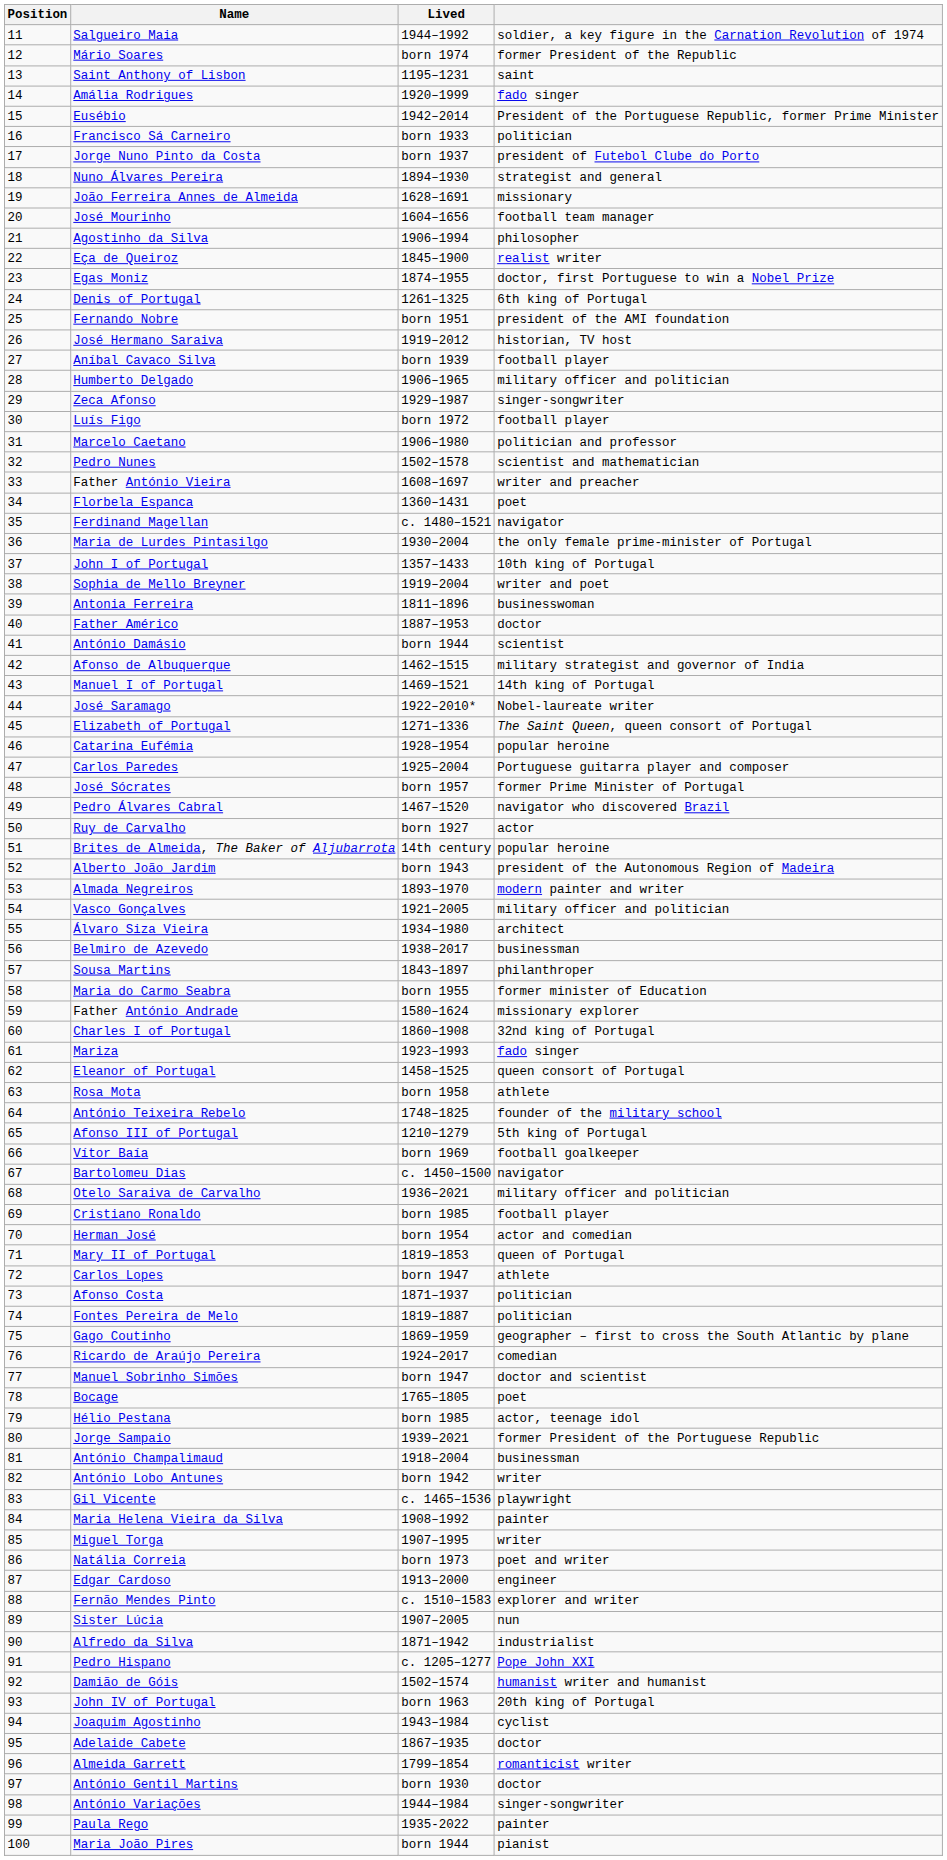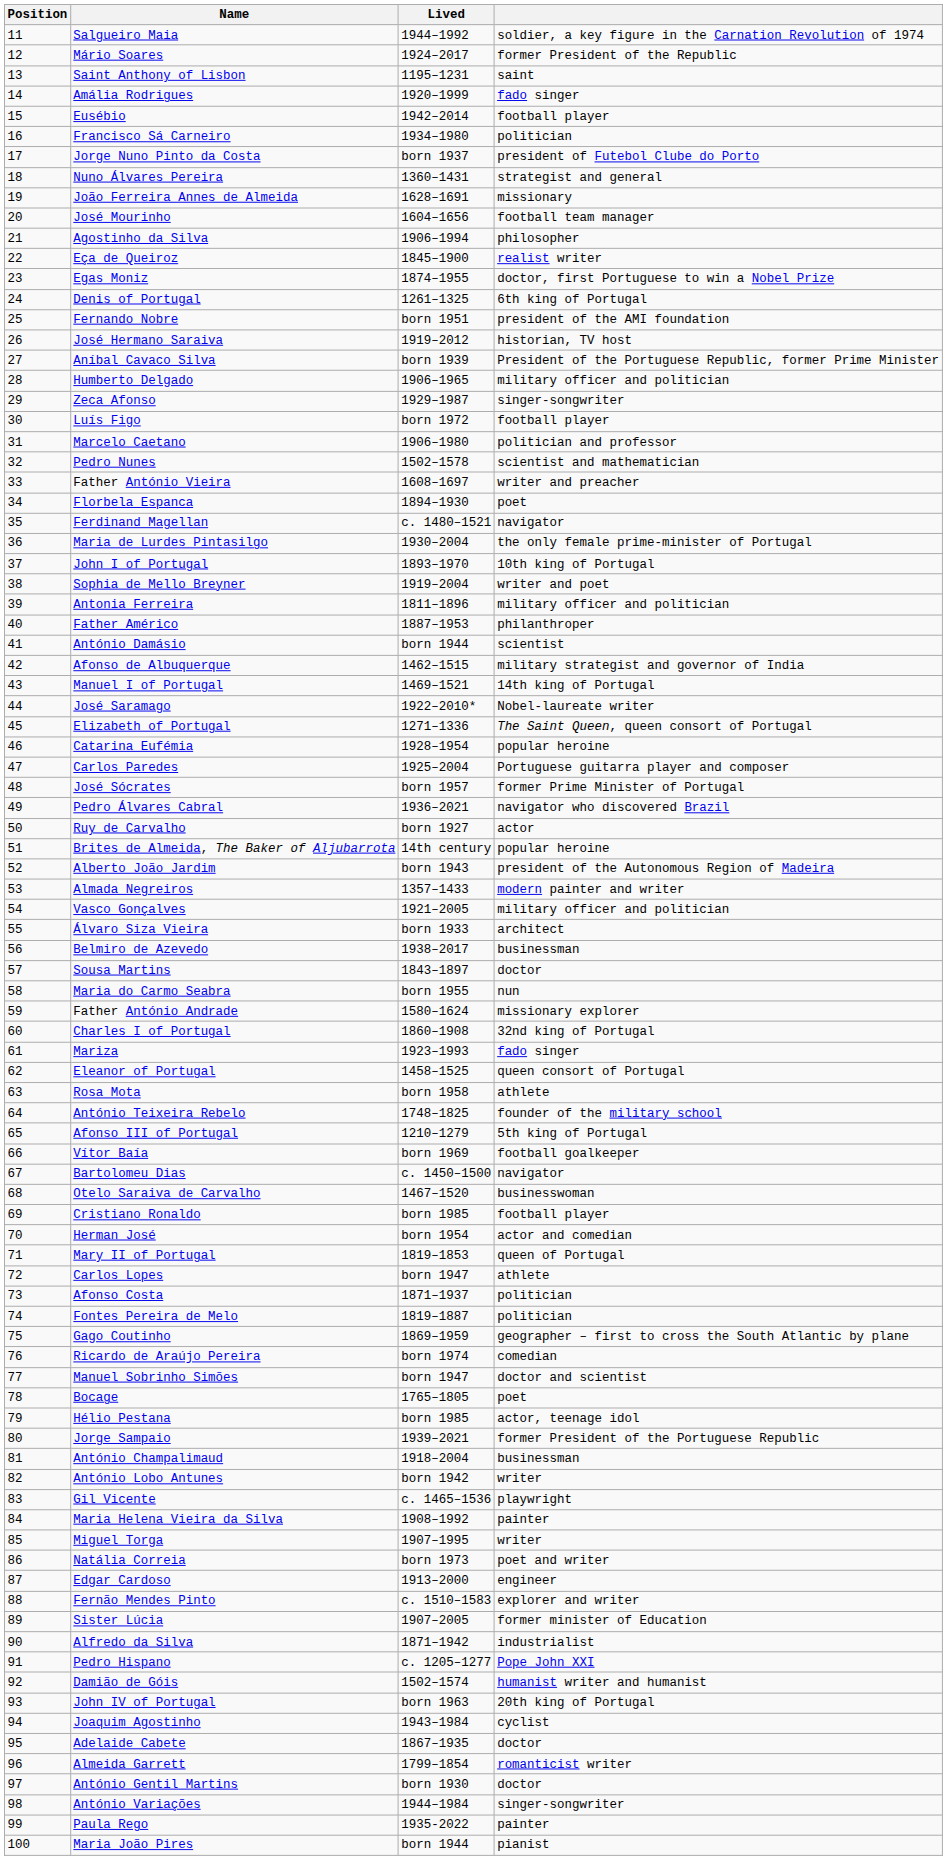(435, 55) born 1974 -> (435, 55) 1924–2017
(718, 116) President of the Portuguese Republic, former Prime Minister -> (553, 116) football player
(435, 137) born 1933 -> (435, 137) 1934–1980
(435, 177) 1894–1930 -> (435, 177) 1360–1431
(553, 360) football player -> (718, 360) President of the Portuguese Republic, former Prime Minister
(435, 503) 1360–1431 -> (435, 503) 1894–1930
(435, 564) 1357–1433 -> (435, 564) 1893–1970
(546, 605) businesswoman -> (613, 605) military officer and politician
(520, 625) doctor -> (546, 625) philanthroper
(435, 808) 1467–1520 -> (435, 808) 1936–2021
(435, 889) 1893–1970 -> (435, 889) 1357–1433
(435, 930) 1934–1980 -> (435, 930) born 1933
(546, 971) philanthroper -> (520, 971) doctor
(602, 991) former minister of Education -> (508, 991) nun
(435, 1194) 1936–2021 -> (435, 1194) 1467–1520
(613, 1194) military officer and politician -> (546, 1194) businesswoman
(435, 1357) 1924–2017 -> (435, 1357) born 1974
(508, 1622) nun -> (602, 1622) former minister of Education
